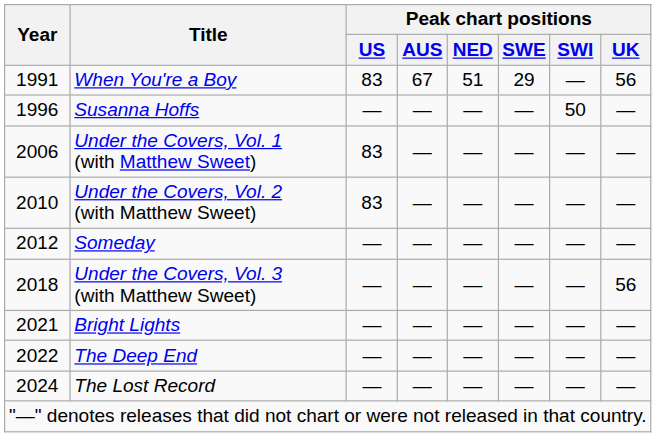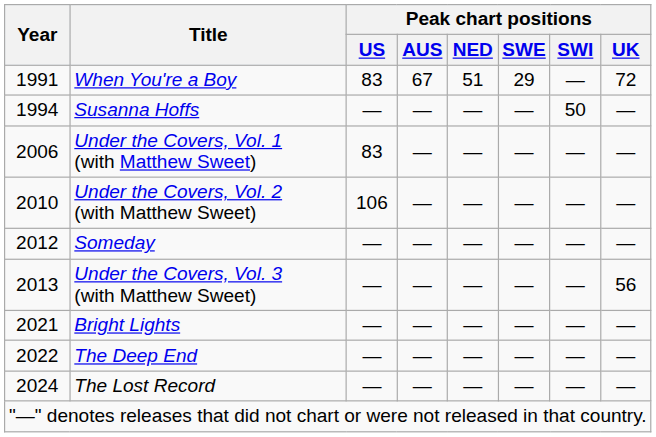(626, 79) 56 -> (626, 79) 72
(37, 110) 1996 -> (37, 110) 1994
(372, 202) 83 -> (372, 202) 106
(37, 284) 2018 -> (37, 284) 2013
